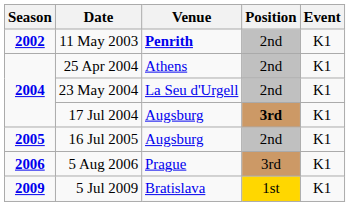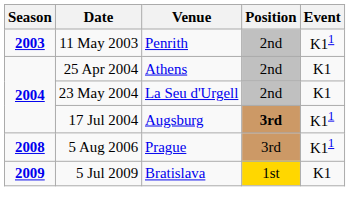(30, 41) 2002 -> (30, 43) 2003
(169, 41) bold -> (167, 43) normal
(322, 41) K1 -> (322, 43) K11
(322, 115) K1 -> (322, 119) K11
- row: (103, 139)
(30, 164) 2006 -> (30, 147) 2008
(322, 164) K1 -> (322, 147) K11
